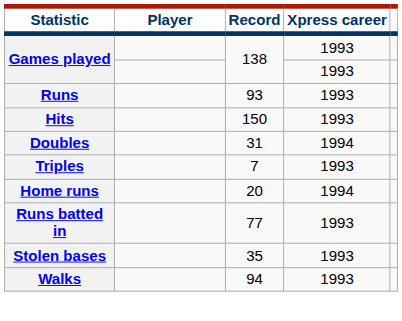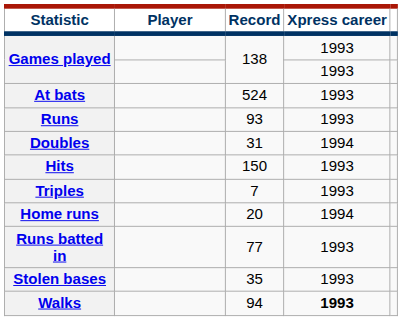+ row: (60, 95)
rows swapped: (60, 119) <-> (60, 143)
(337, 279) normal -> (337, 303) bold
